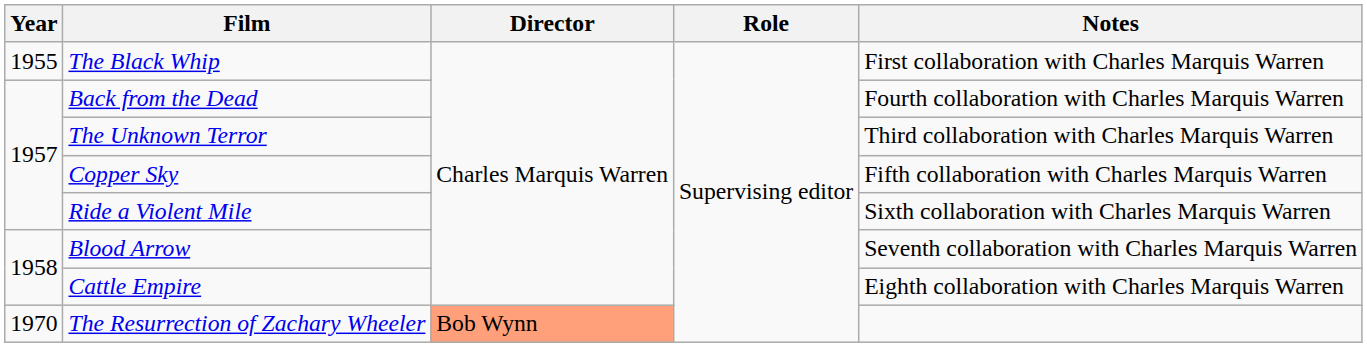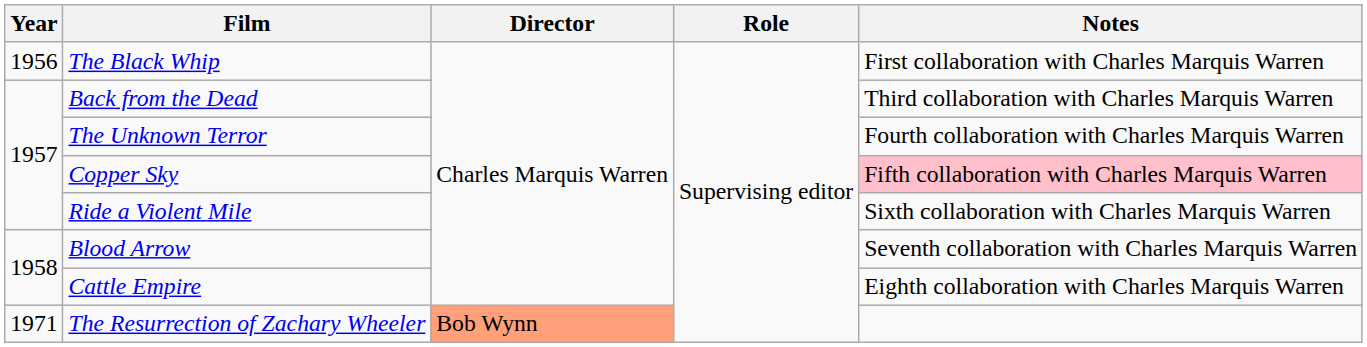(34, 60) 1955 -> (34, 60) 1956
(1104, 98) Fourth collaboration with Charles Marquis Warren -> (1099, 98) Third collaboration with Charles Marquis Warren
(1099, 135) Third collaboration with Charles Marquis Warren -> (1104, 135) Fourth collaboration with Charles Marquis Warren
(1095, 173) no background -> (1095, 173) pink background
(34, 323) 1970 -> (34, 323) 1971
